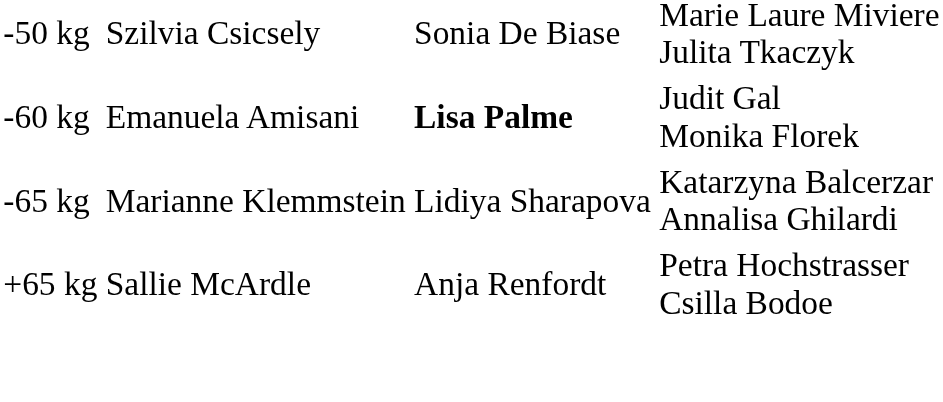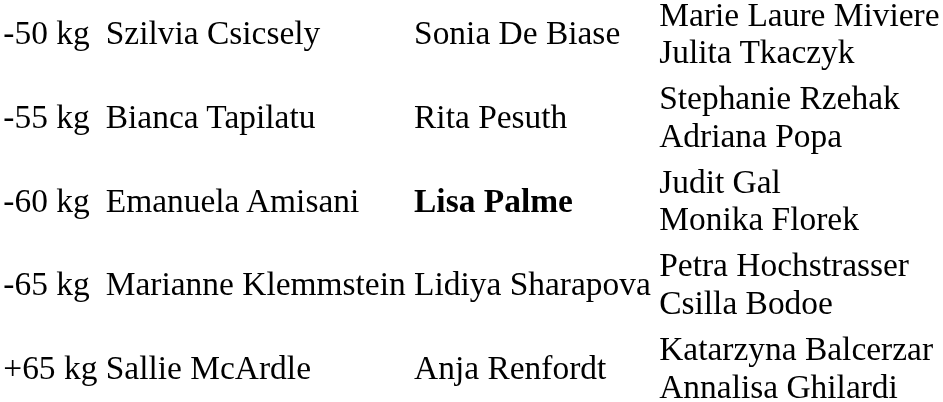+ row: (46, 116)
(796, 200) Katarzyna Balcerzar Annalisa Ghilardi -> (784, 284) Petra Hochstrasser Csilla Bodoe
(784, 284) Petra Hochstrasser Csilla Bodoe -> (796, 367) Katarzyna Balcerzar Annalisa Ghilardi
